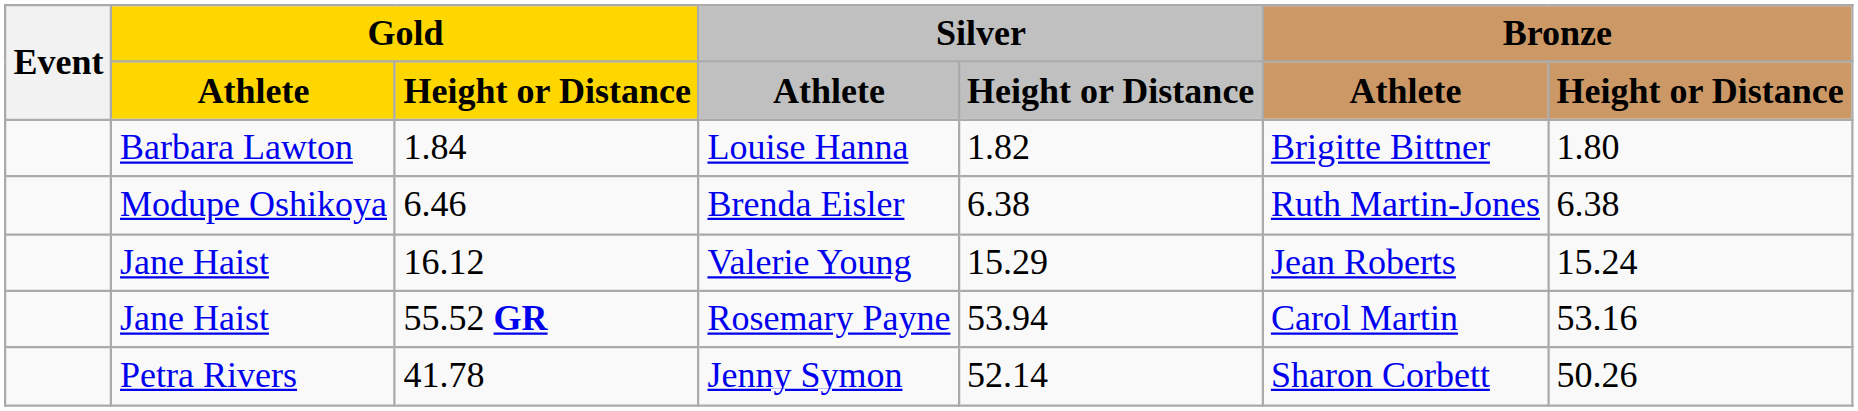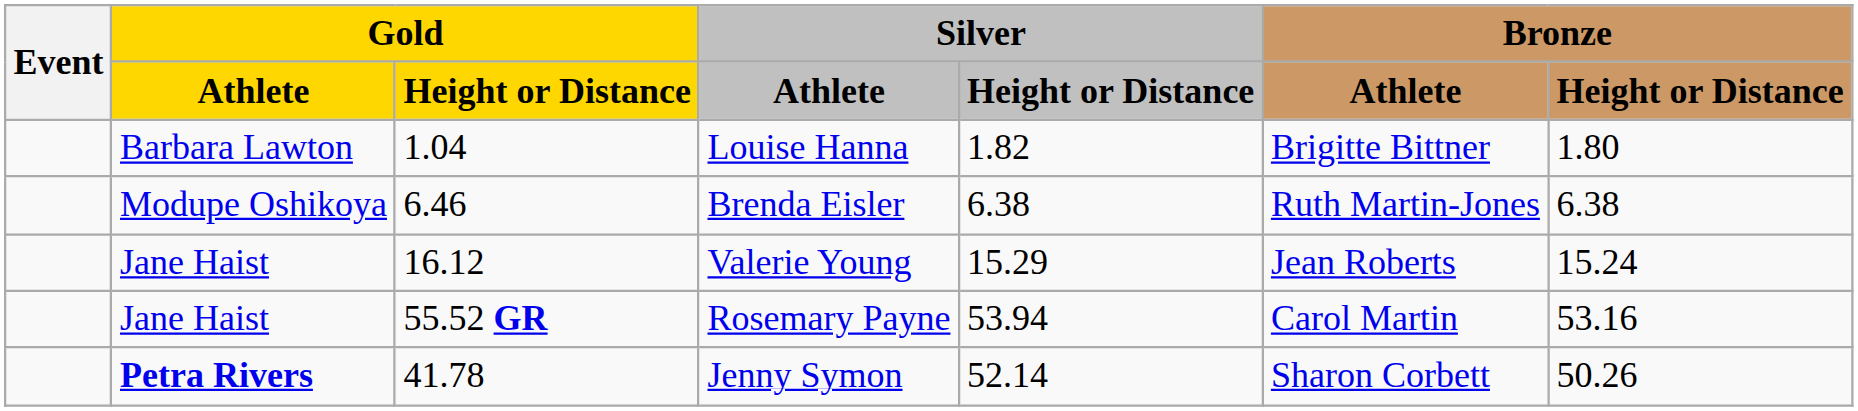(435, 147) 1.84 -> (435, 147) 1.04
(209, 375) normal -> (216, 375) bold
